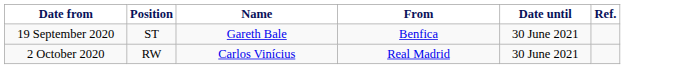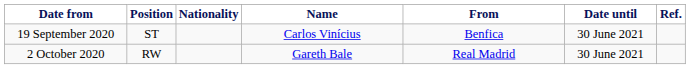+ column: (209, 14)
(257, 34) Gareth Bale -> (322, 34) Carlos Vinícius
(257, 53) Carlos Vinícius -> (322, 53) Gareth Bale
